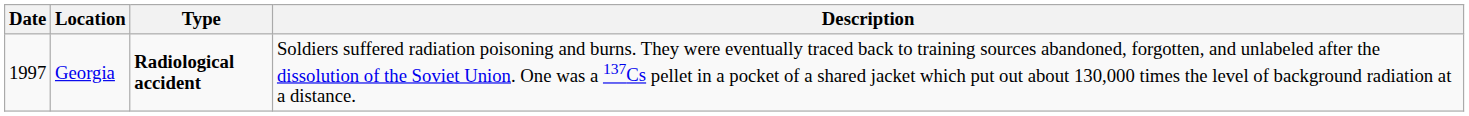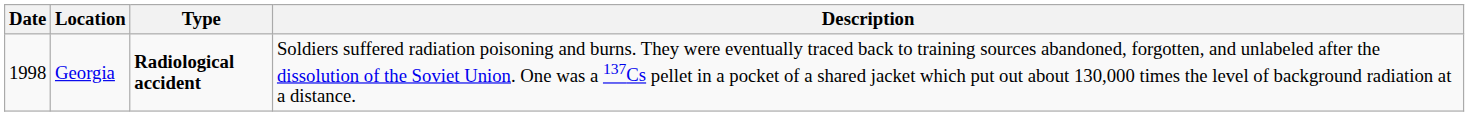(28, 72) 1997 -> (28, 72) 1998
